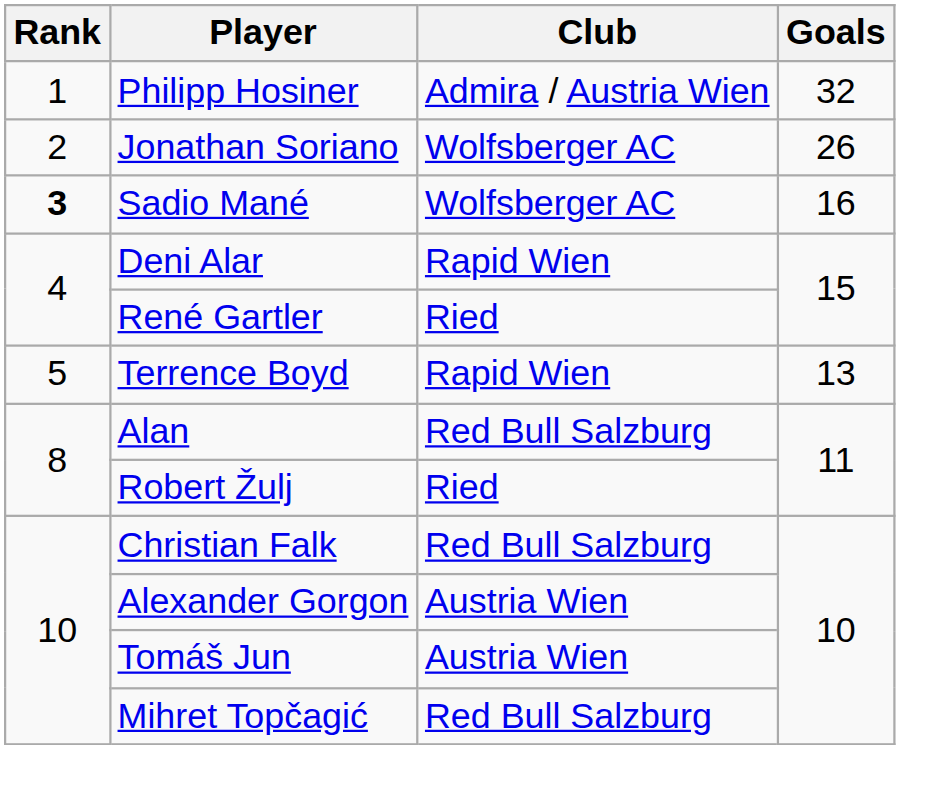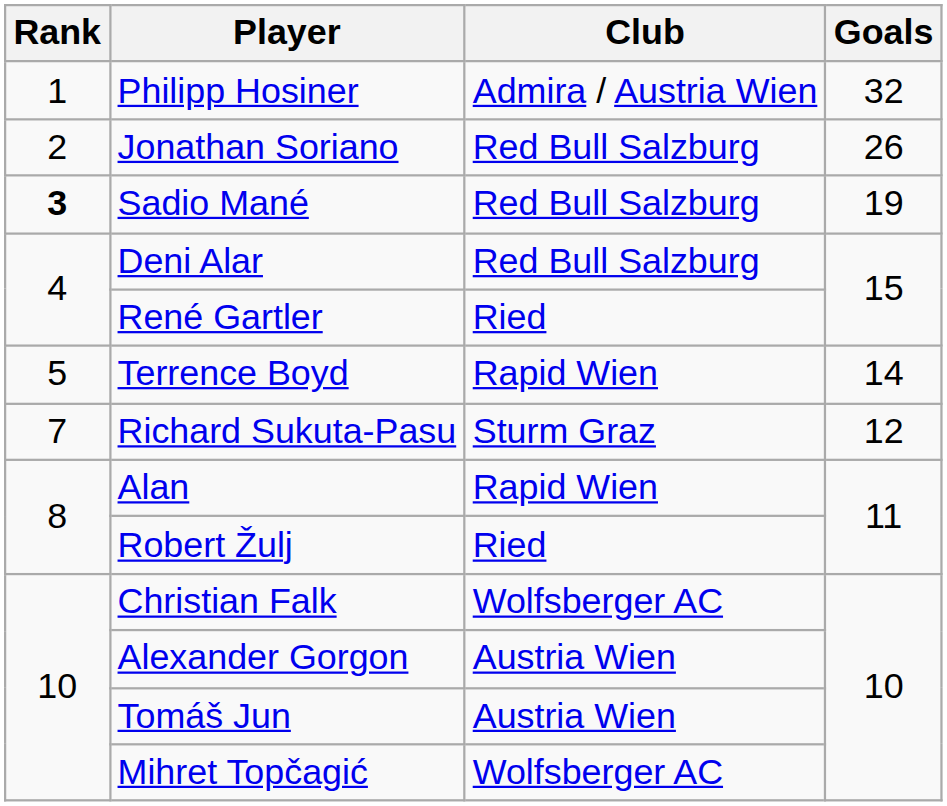(550, 146) Wolfsberger AC -> (616, 146) Red Bull Salzburg
(550, 203) Wolfsberger AC -> (616, 203) Red Bull Salzburg
(836, 203) 16 -> (884, 203) 19
(518, 260) Rapid Wien -> (616, 260) Red Bull Salzburg
(836, 373) 13 -> (884, 373) 14
+ row: (287, 430)
(568, 430) Red Bull Salzburg -> (565, 487) Rapid Wien
(568, 544) Red Bull Salzburg -> (598, 601) Wolfsberger AC
(568, 715) Red Bull Salzburg -> (598, 771) Wolfsberger AC
